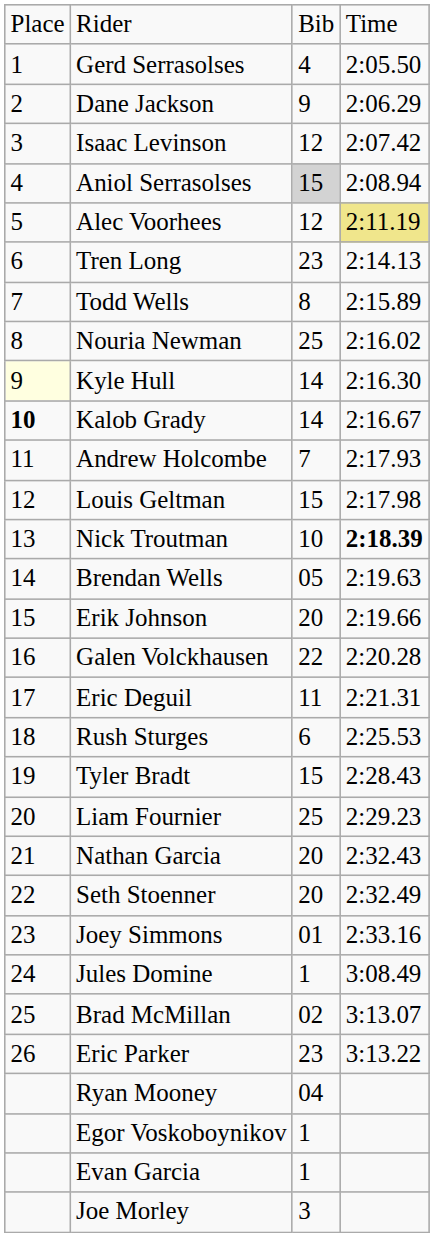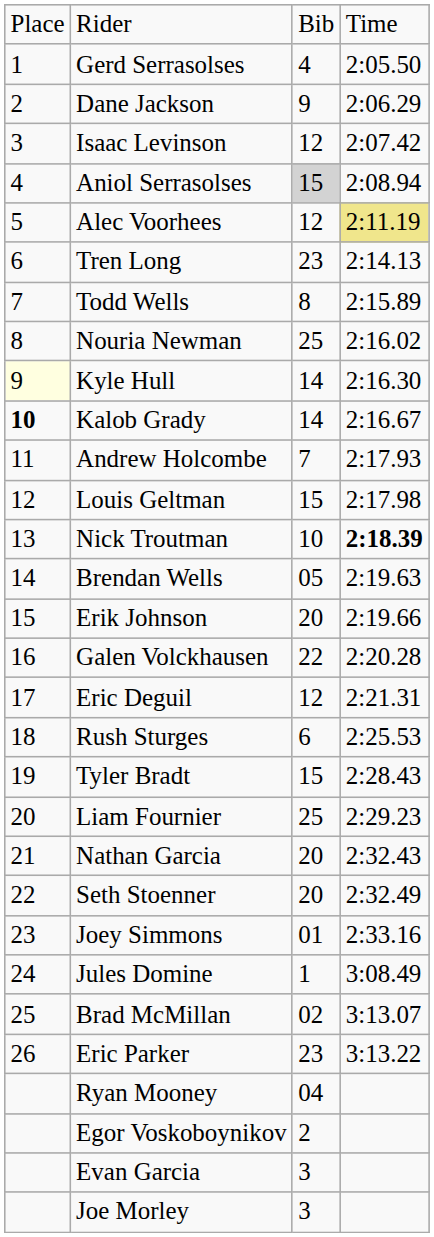(310, 697) 11 -> (311, 697) 12
(304, 1132) 1 -> (304, 1132) 2
(304, 1172) 1 -> (304, 1172) 3
